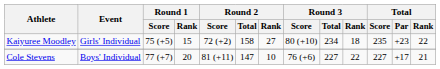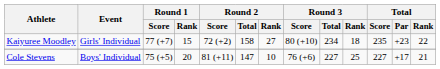(159, 42) 75 (+5) -> (159, 42) 77 (+7)
(159, 57) 77 (+7) -> (159, 57) 75 (+5)
(355, 57) 22 -> (355, 57) 25
